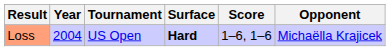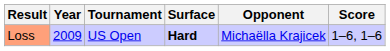columns swapped: (330, 14) <-> (246, 14)
(67, 35) 2004 -> (67, 35) 2009
